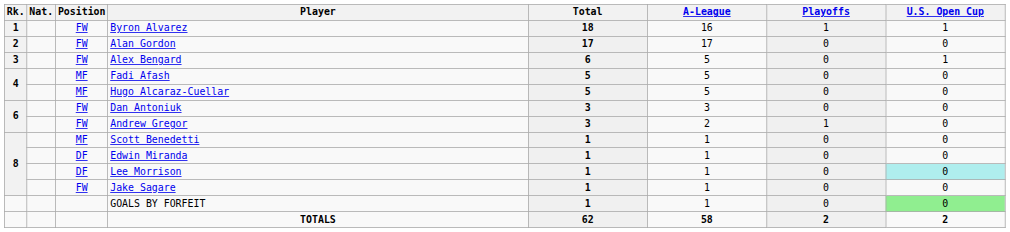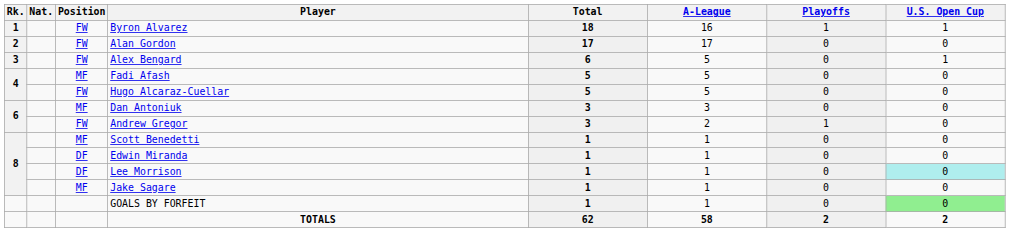(82, 92) MF -> (82, 92) FW
(82, 108) FW -> (82, 108) MF
(82, 188) FW -> (82, 188) MF
